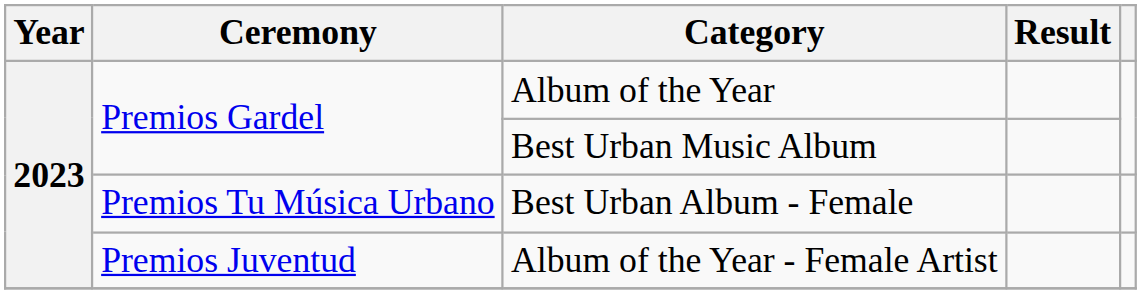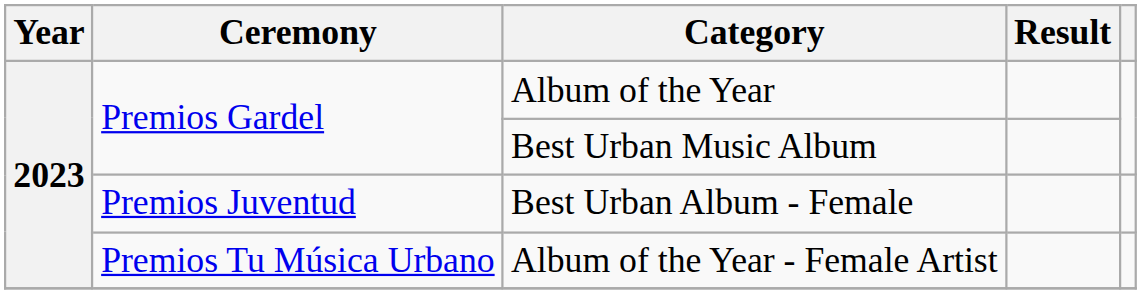(298, 202) Premios Tu Música Urbano -> (228, 202) Premios Juventud
(228, 259) Premios Juventud -> (298, 259) Premios Tu Música Urbano
